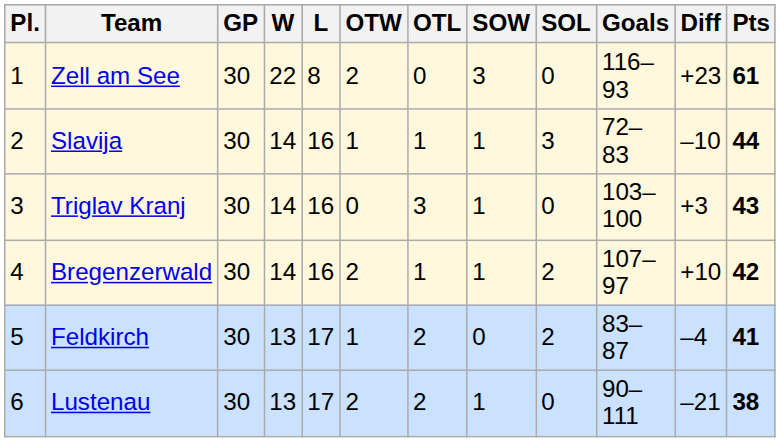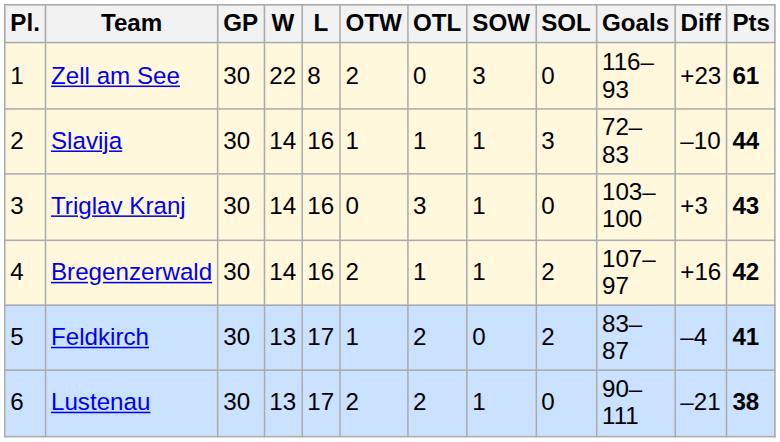(701, 272) +10 -> (701, 272) +16
